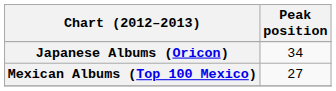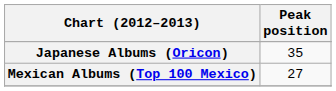(295, 53) 34 -> (295, 53) 35
